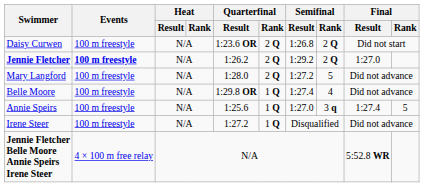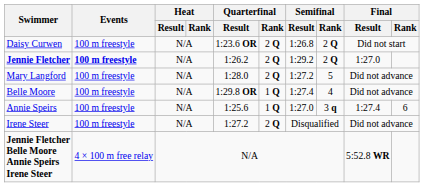(405, 108) 5 -> (405, 108) 6
(272, 124) 1 Q -> (272, 124) 2 Q
